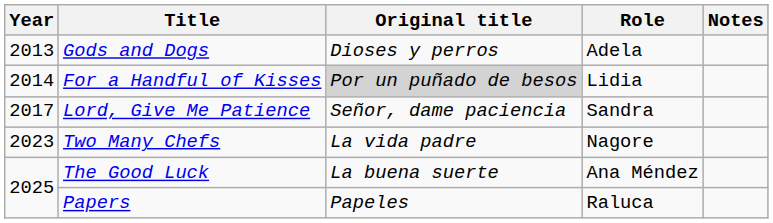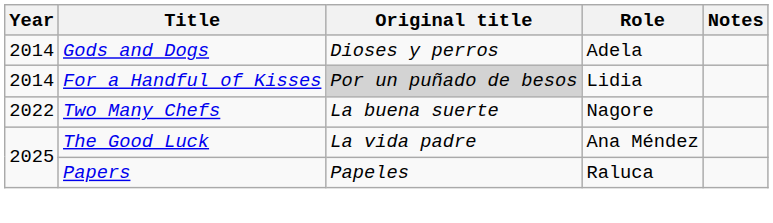(32, 50) 2013 -> (32, 50) 2014
- row: (187, 112)
(32, 142) 2023 -> (32, 112) 2022
(403, 142) La vida padre -> (415, 112) La buena suerte
(415, 173) La buena suerte -> (403, 142) La vida padre
